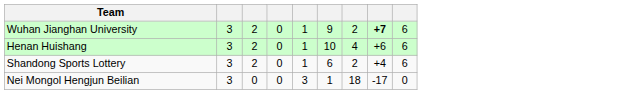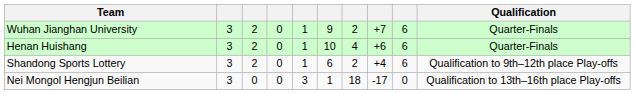+ column: (524, 13)
(380, 30) bold -> (380, 30) normal
